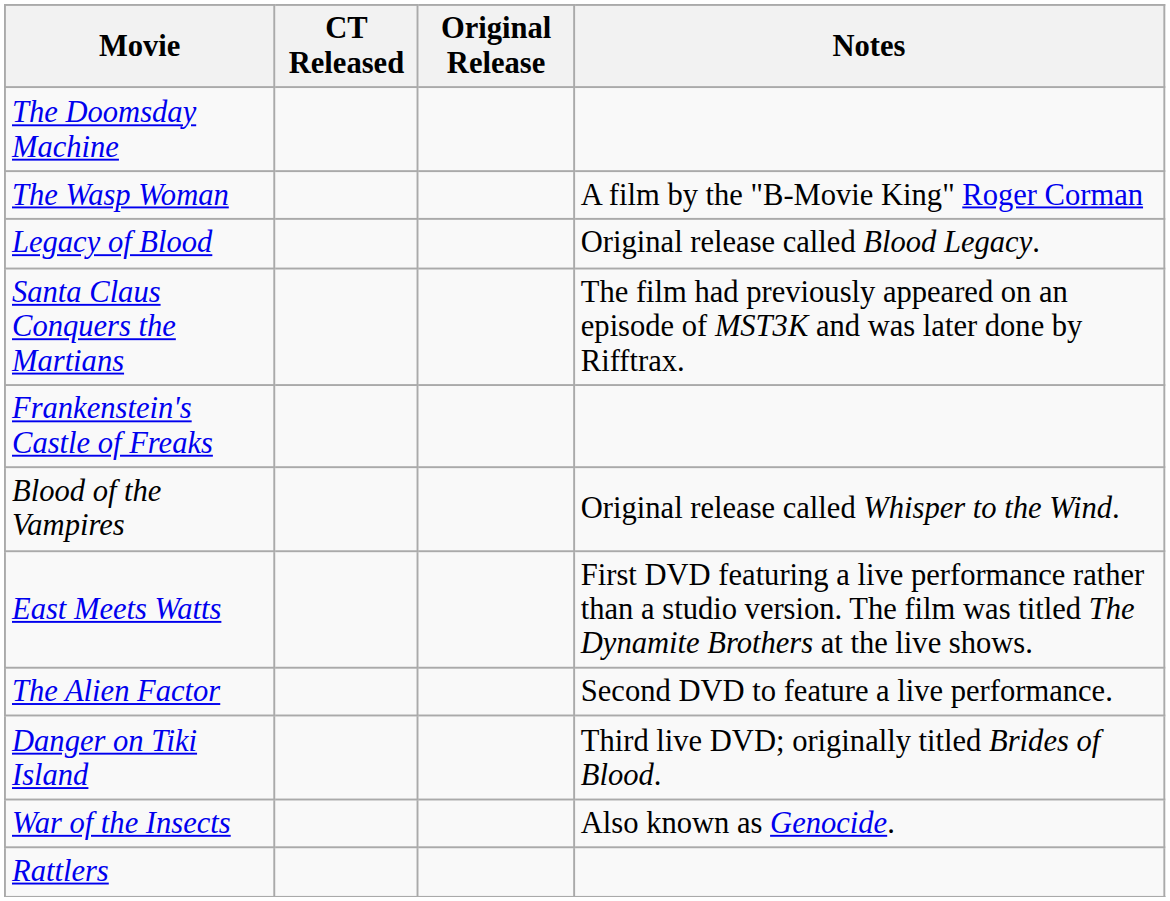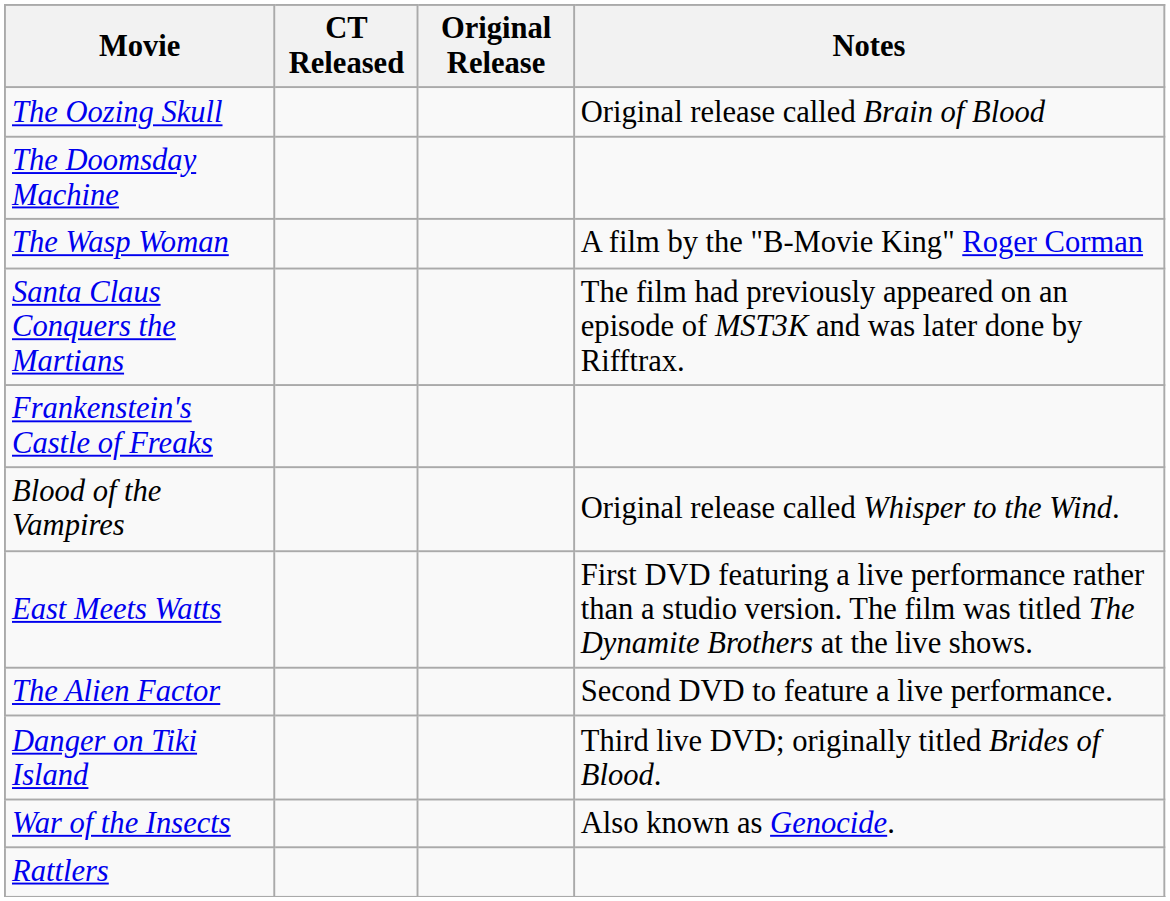+ row: (117, 111)
- row: (112, 242)
